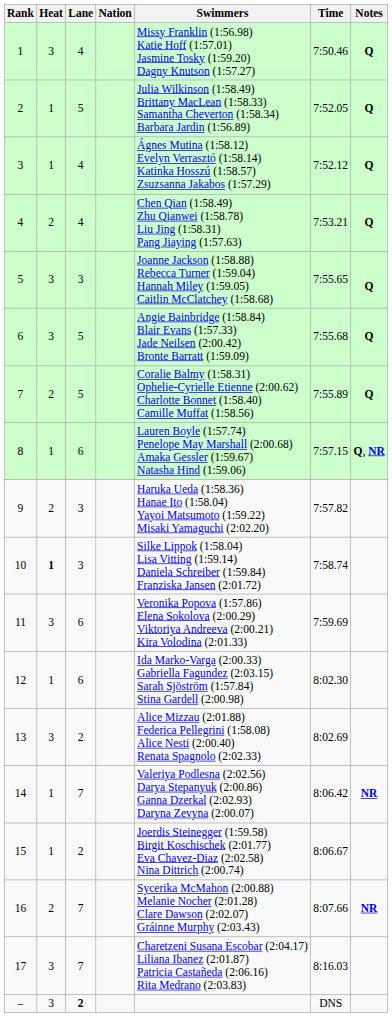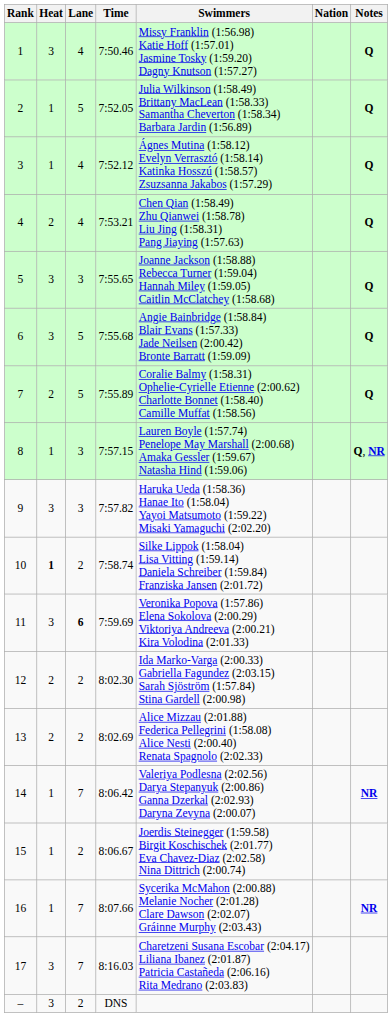columns swapped: (115, 13) <-> (331, 13)
(81, 451) 6 -> (81, 451) 3
(51, 508) 2 -> (51, 508) 3
(81, 565) 3 -> (81, 565) 2
(81, 622) normal -> (81, 622) bold
(51, 679) 1 -> (51, 679) 2
(81, 679) 6 -> (81, 679) 2
(51, 737) 3 -> (51, 737) 2
(51, 908) 2 -> (51, 908) 1
(81, 1003) bold -> (81, 1003) normal
